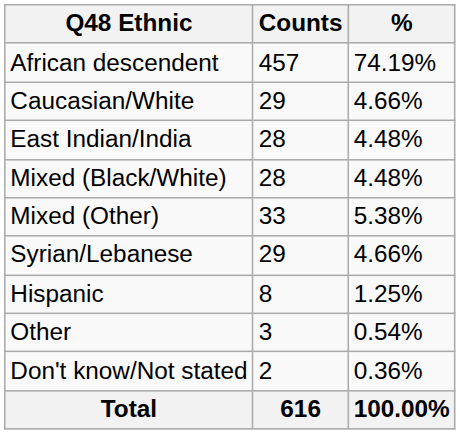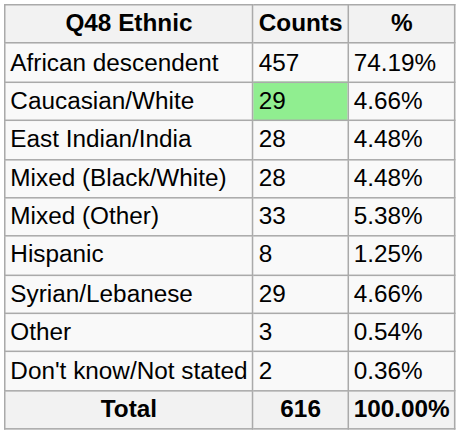(272, 100) no background -> (272, 100) lightgreen background
rows swapped: (57, 293) <-> (102, 255)
